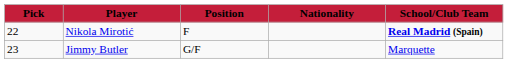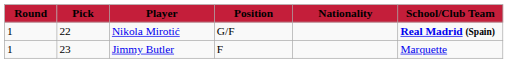+ column: (31, 13)
(186, 31) F -> (226, 31) G/F
(192, 49) G/F -> (220, 49) F
